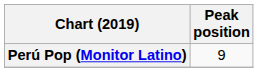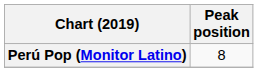(222, 55) 9 -> (222, 55) 8
